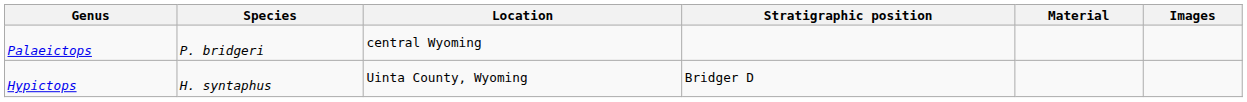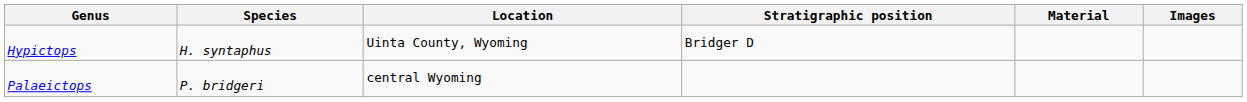rows swapped: (42, 86) <-> (50, 50)
